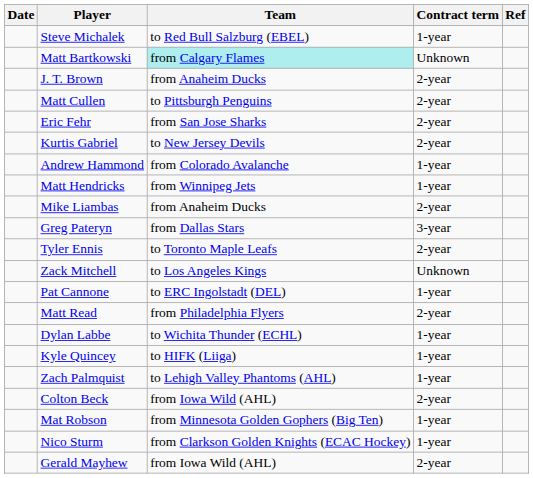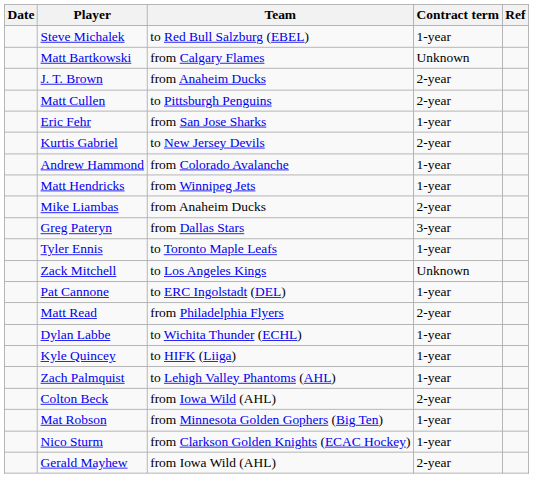(207, 57) paleturquoise background -> (207, 57) no background
(434, 121) 2-year -> (434, 121) 1-year
(434, 249) 2-year -> (434, 249) 1-year
